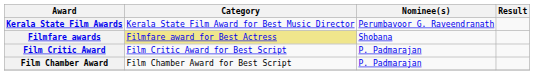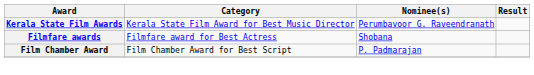(202, 37) khaki background -> (202, 37) no background
- row: (64, 50)
